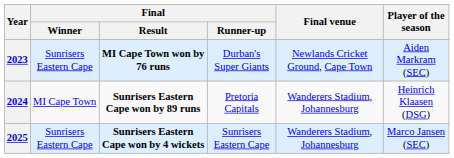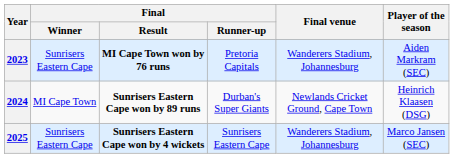(242, 60) Durban's Super Giants -> (242, 60) Pretoria Capitals
(330, 60) Newlands Cricket Ground, Cape Town -> (330, 60) Wanderers Stadium, Johannesburg
(242, 102) Pretoria Capitals -> (242, 102) Durban's Super Giants
(330, 102) Wanderers Stadium, Johannesburg -> (330, 102) Newlands Cricket Ground, Cape Town
